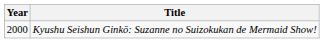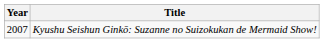(17, 29) 2000 -> (17, 29) 2007
